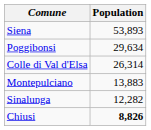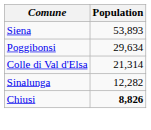(128, 64) 26,314 -> (128, 64) 21,314
- row: (40, 82)
